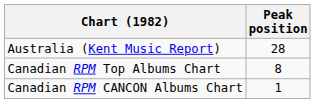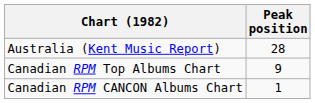(278, 68) 8 -> (278, 68) 9
